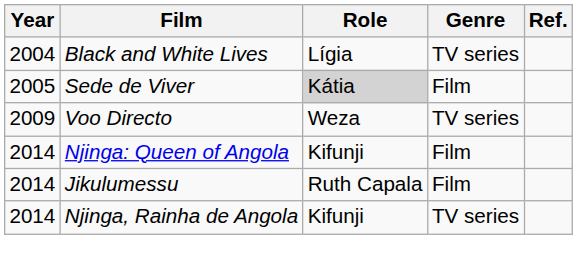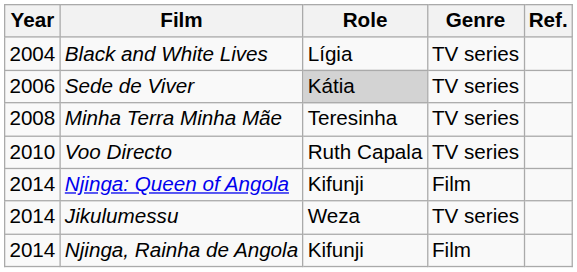(32, 86) 2005 -> (32, 86) 2006
(451, 86) Film -> (476, 86) TV series
+ row: (173, 119)
(32, 119) 2009 -> (32, 151) 2010
(334, 119) Weza -> (365, 151) Ruth Capala
(365, 184) Ruth Capala -> (334, 217) Weza
(451, 184) Film -> (476, 217) TV series
(476, 217) TV series -> (451, 250) Film
